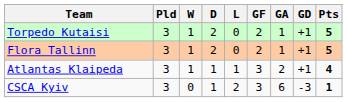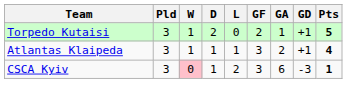- row: (51, 51)
(191, 87) no background -> (191, 69) pink background
